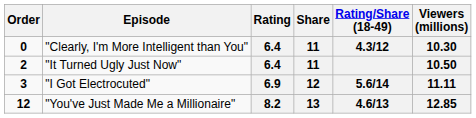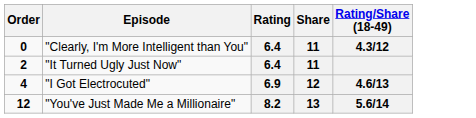- column: (442, 20)
(23, 84) 3 -> (23, 84) 4
(372, 84) 5.6/14 -> (372, 84) 4.6/13
(372, 103) 4.6/13 -> (372, 103) 5.6/14
